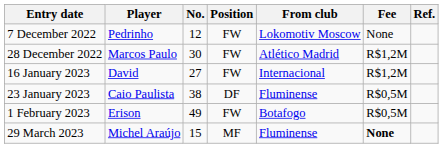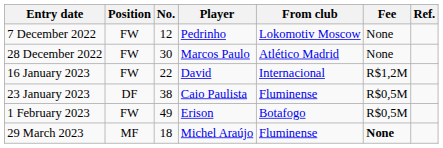columns swapped: (232, 14) <-> (144, 14)
(387, 53) R$1,2M -> (380, 53) None
(195, 73) 27 -> (166, 73) 22
(195, 133) 15 -> (166, 133) 18
